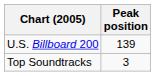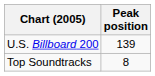(126, 62) 3 -> (126, 62) 8
